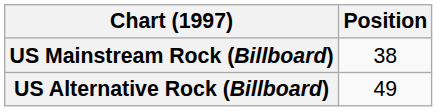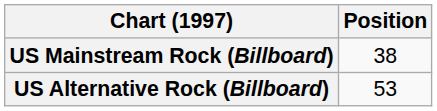(385, 88) 49 -> (385, 88) 53
